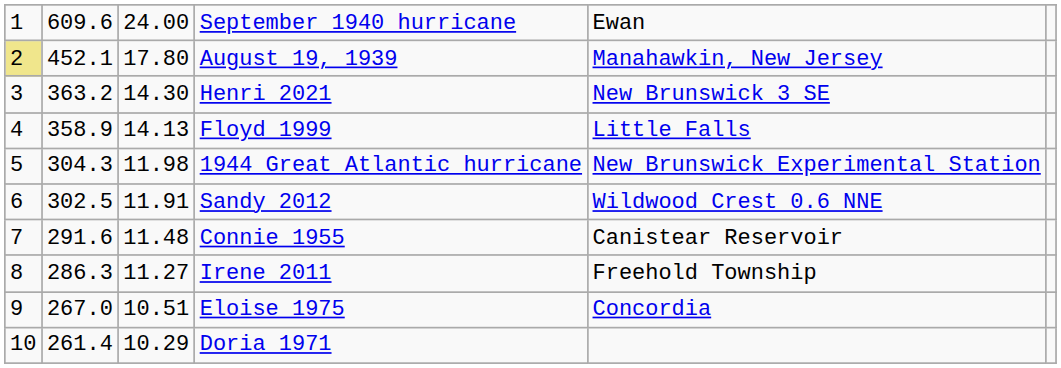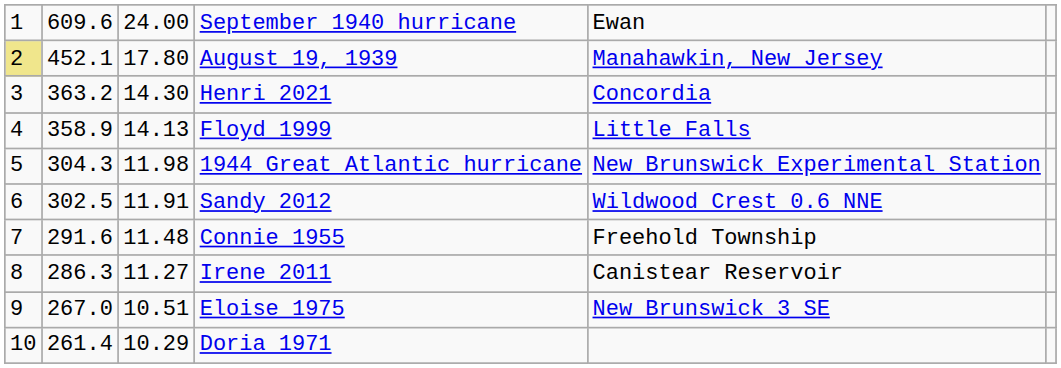(711, 94) New Brunswick 3 SE -> (652, 94) Concordia
(718, 238) Canistear Reservoir -> (705, 238) Freehold Township
(705, 273) Freehold Township -> (718, 273) Canistear Reservoir
(652, 309) Concordia -> (711, 309) New Brunswick 3 SE
